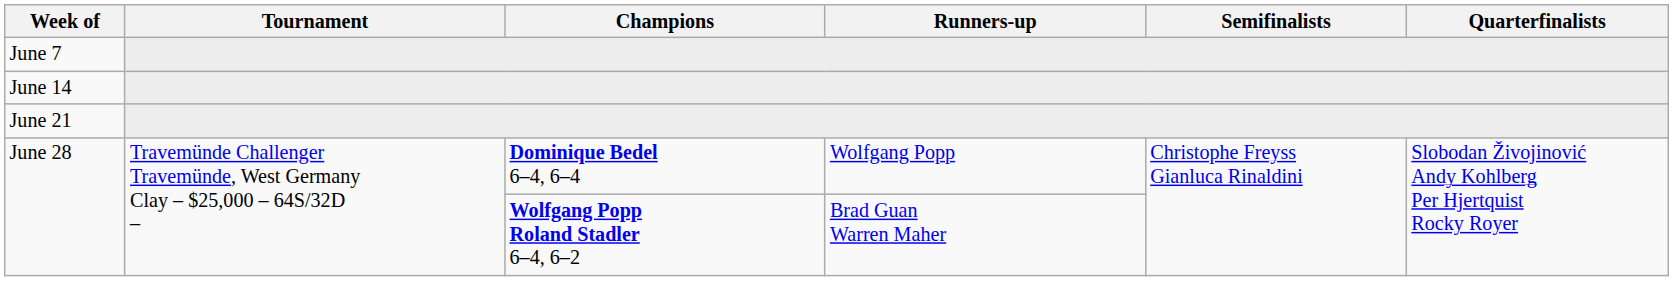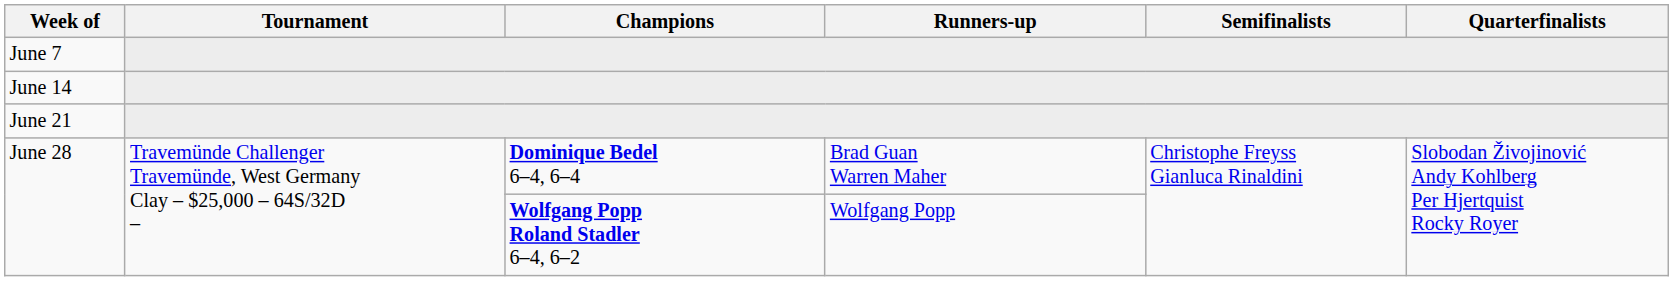(893, 153) Wolfgang Popp -> (888, 165) Brad Guan Warren Maher
(888, 222) Brad Guan Warren Maher -> (893, 210) Wolfgang Popp
